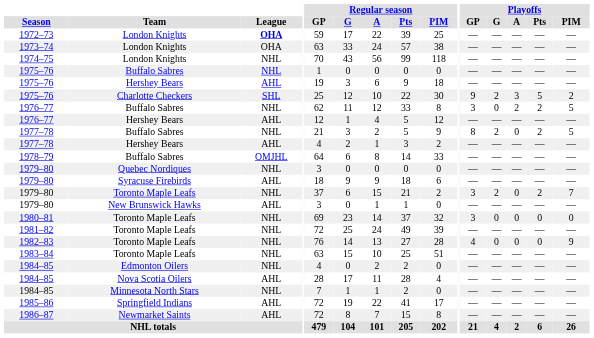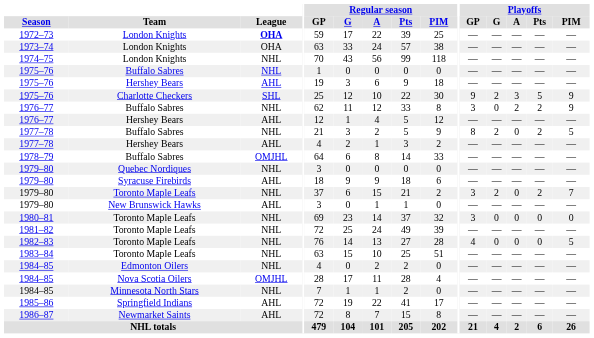(571, 95) 2 -> (571, 95) 9
(571, 107) 5 -> (571, 107) 9
(571, 242) 9 -> (571, 242) 5
(271, 278) AHL -> (271, 278) OMJHL
